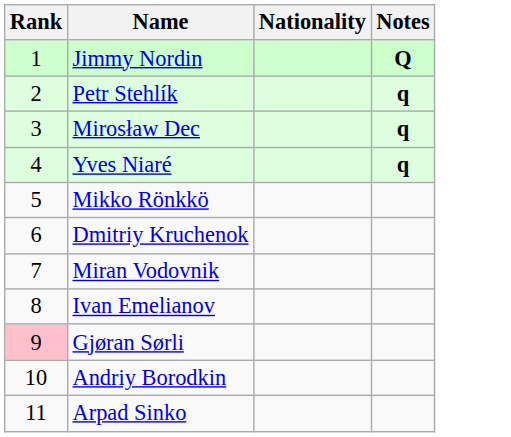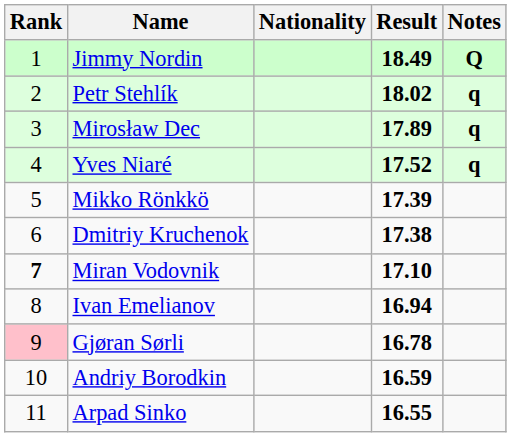+ column: (407, 22)
(36, 270) normal -> (36, 270) bold
